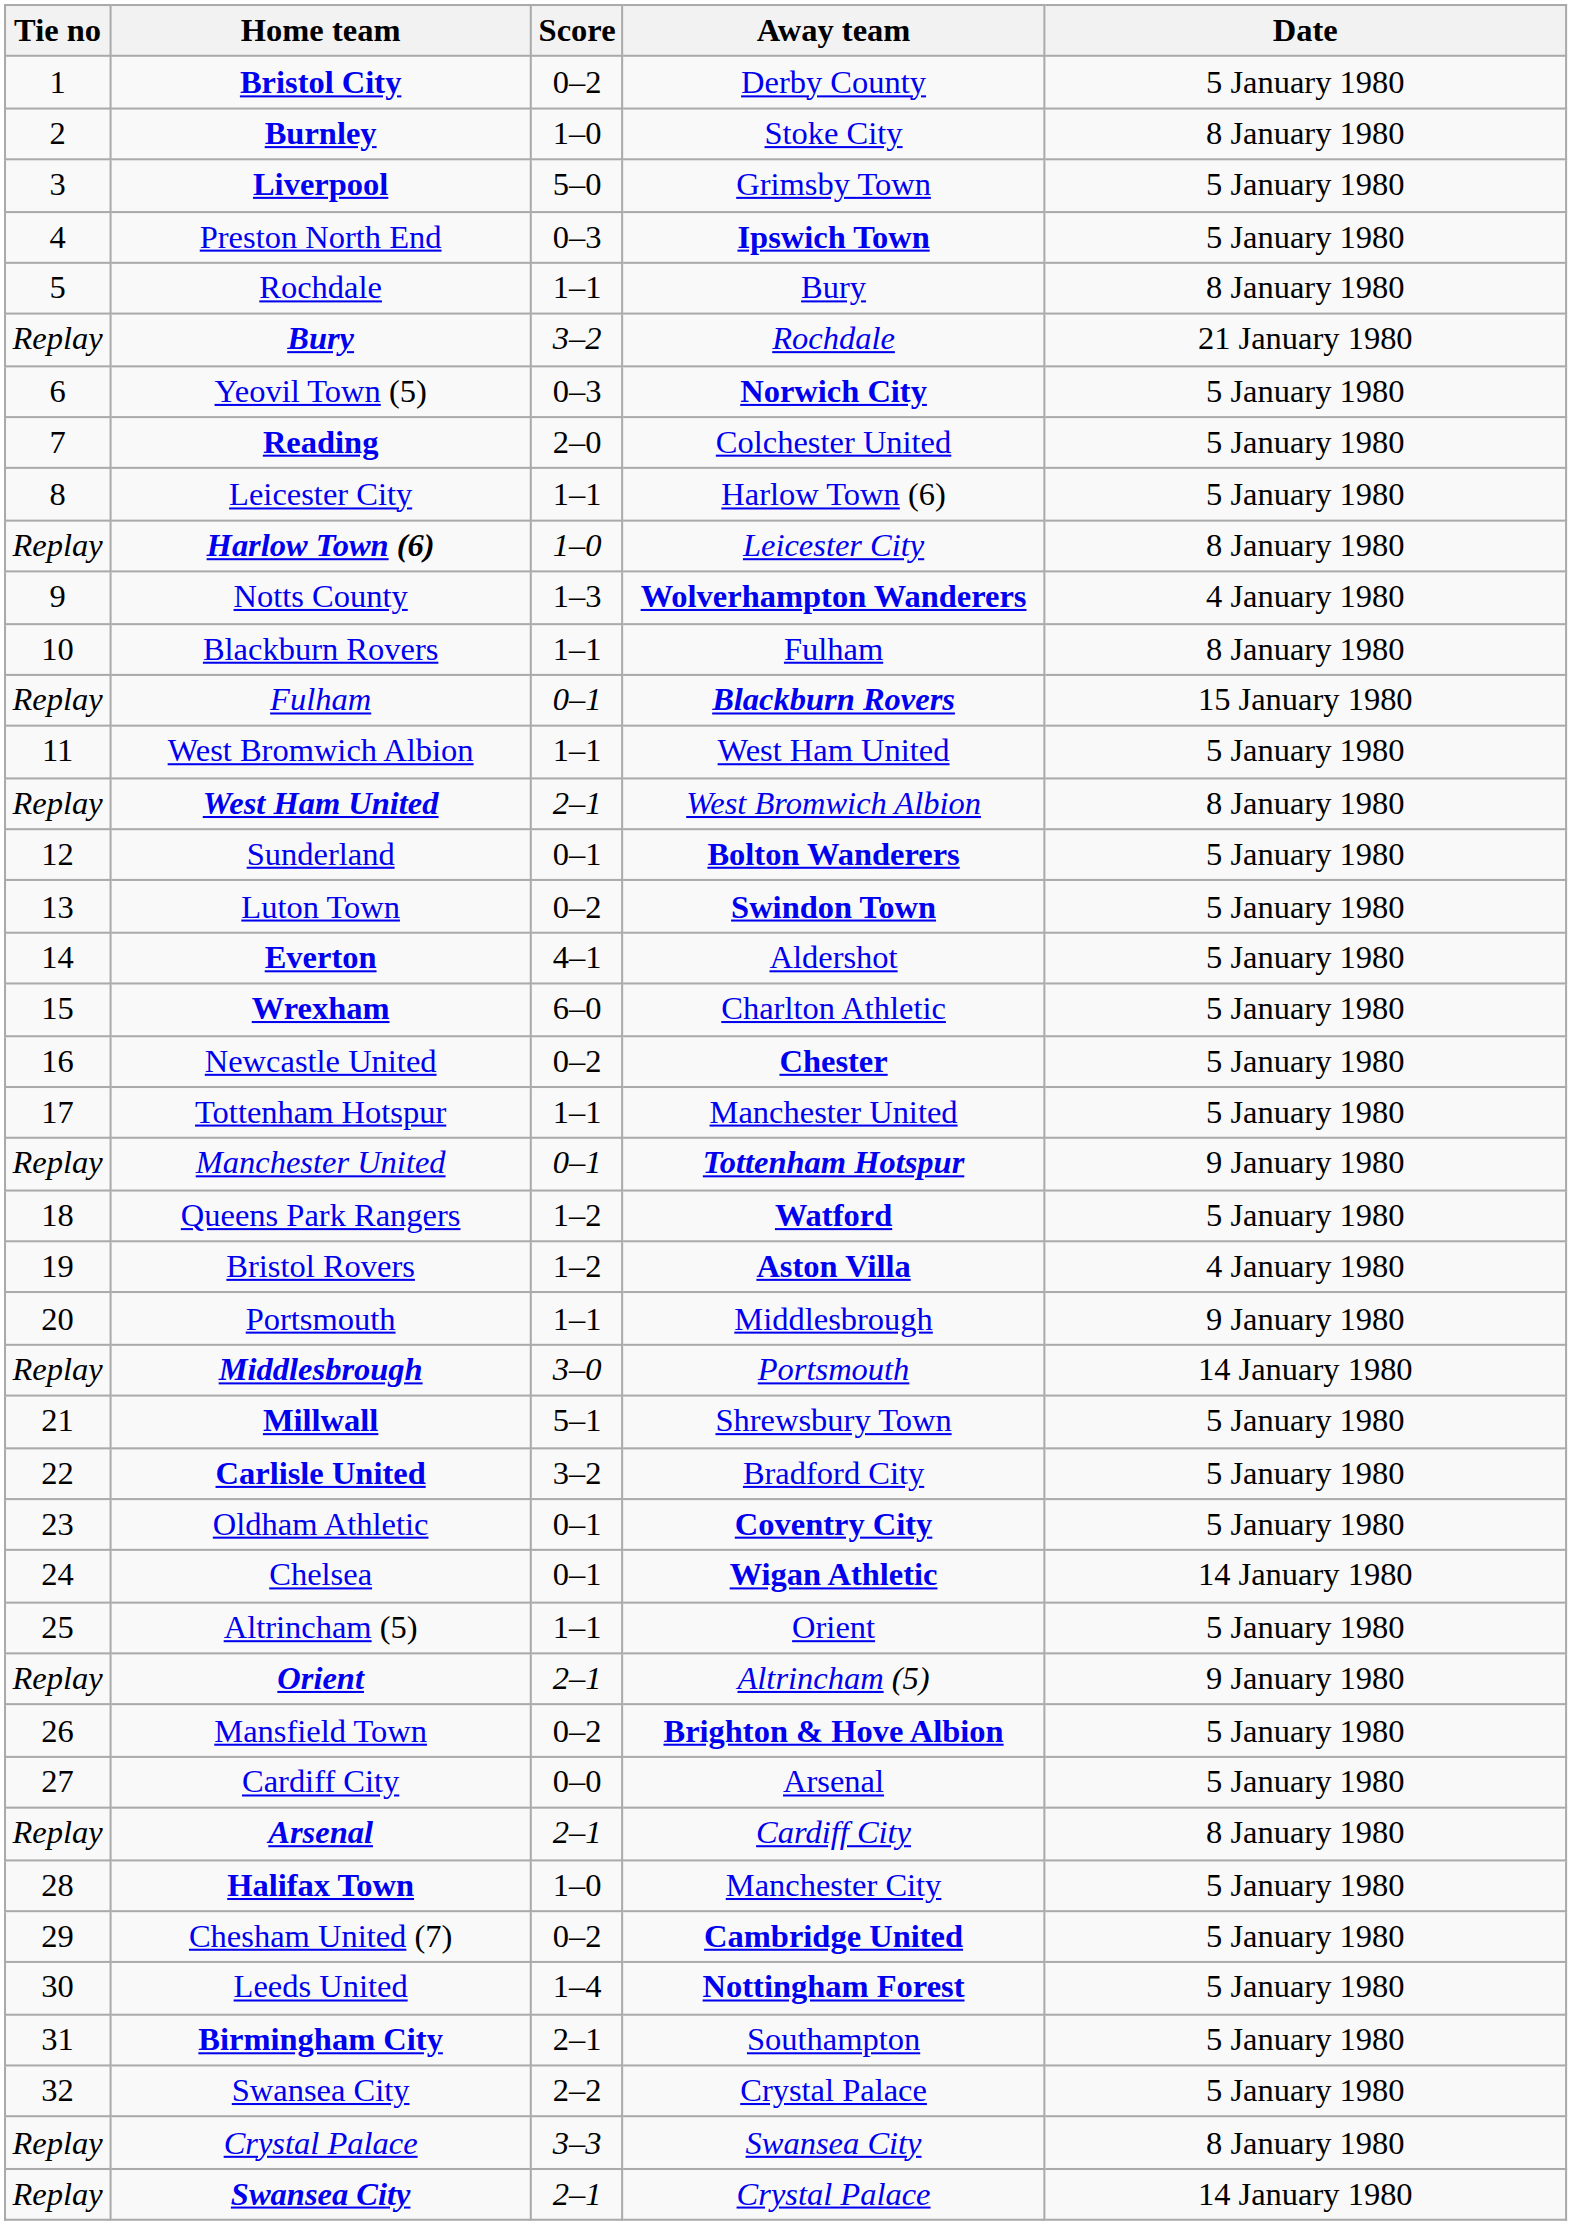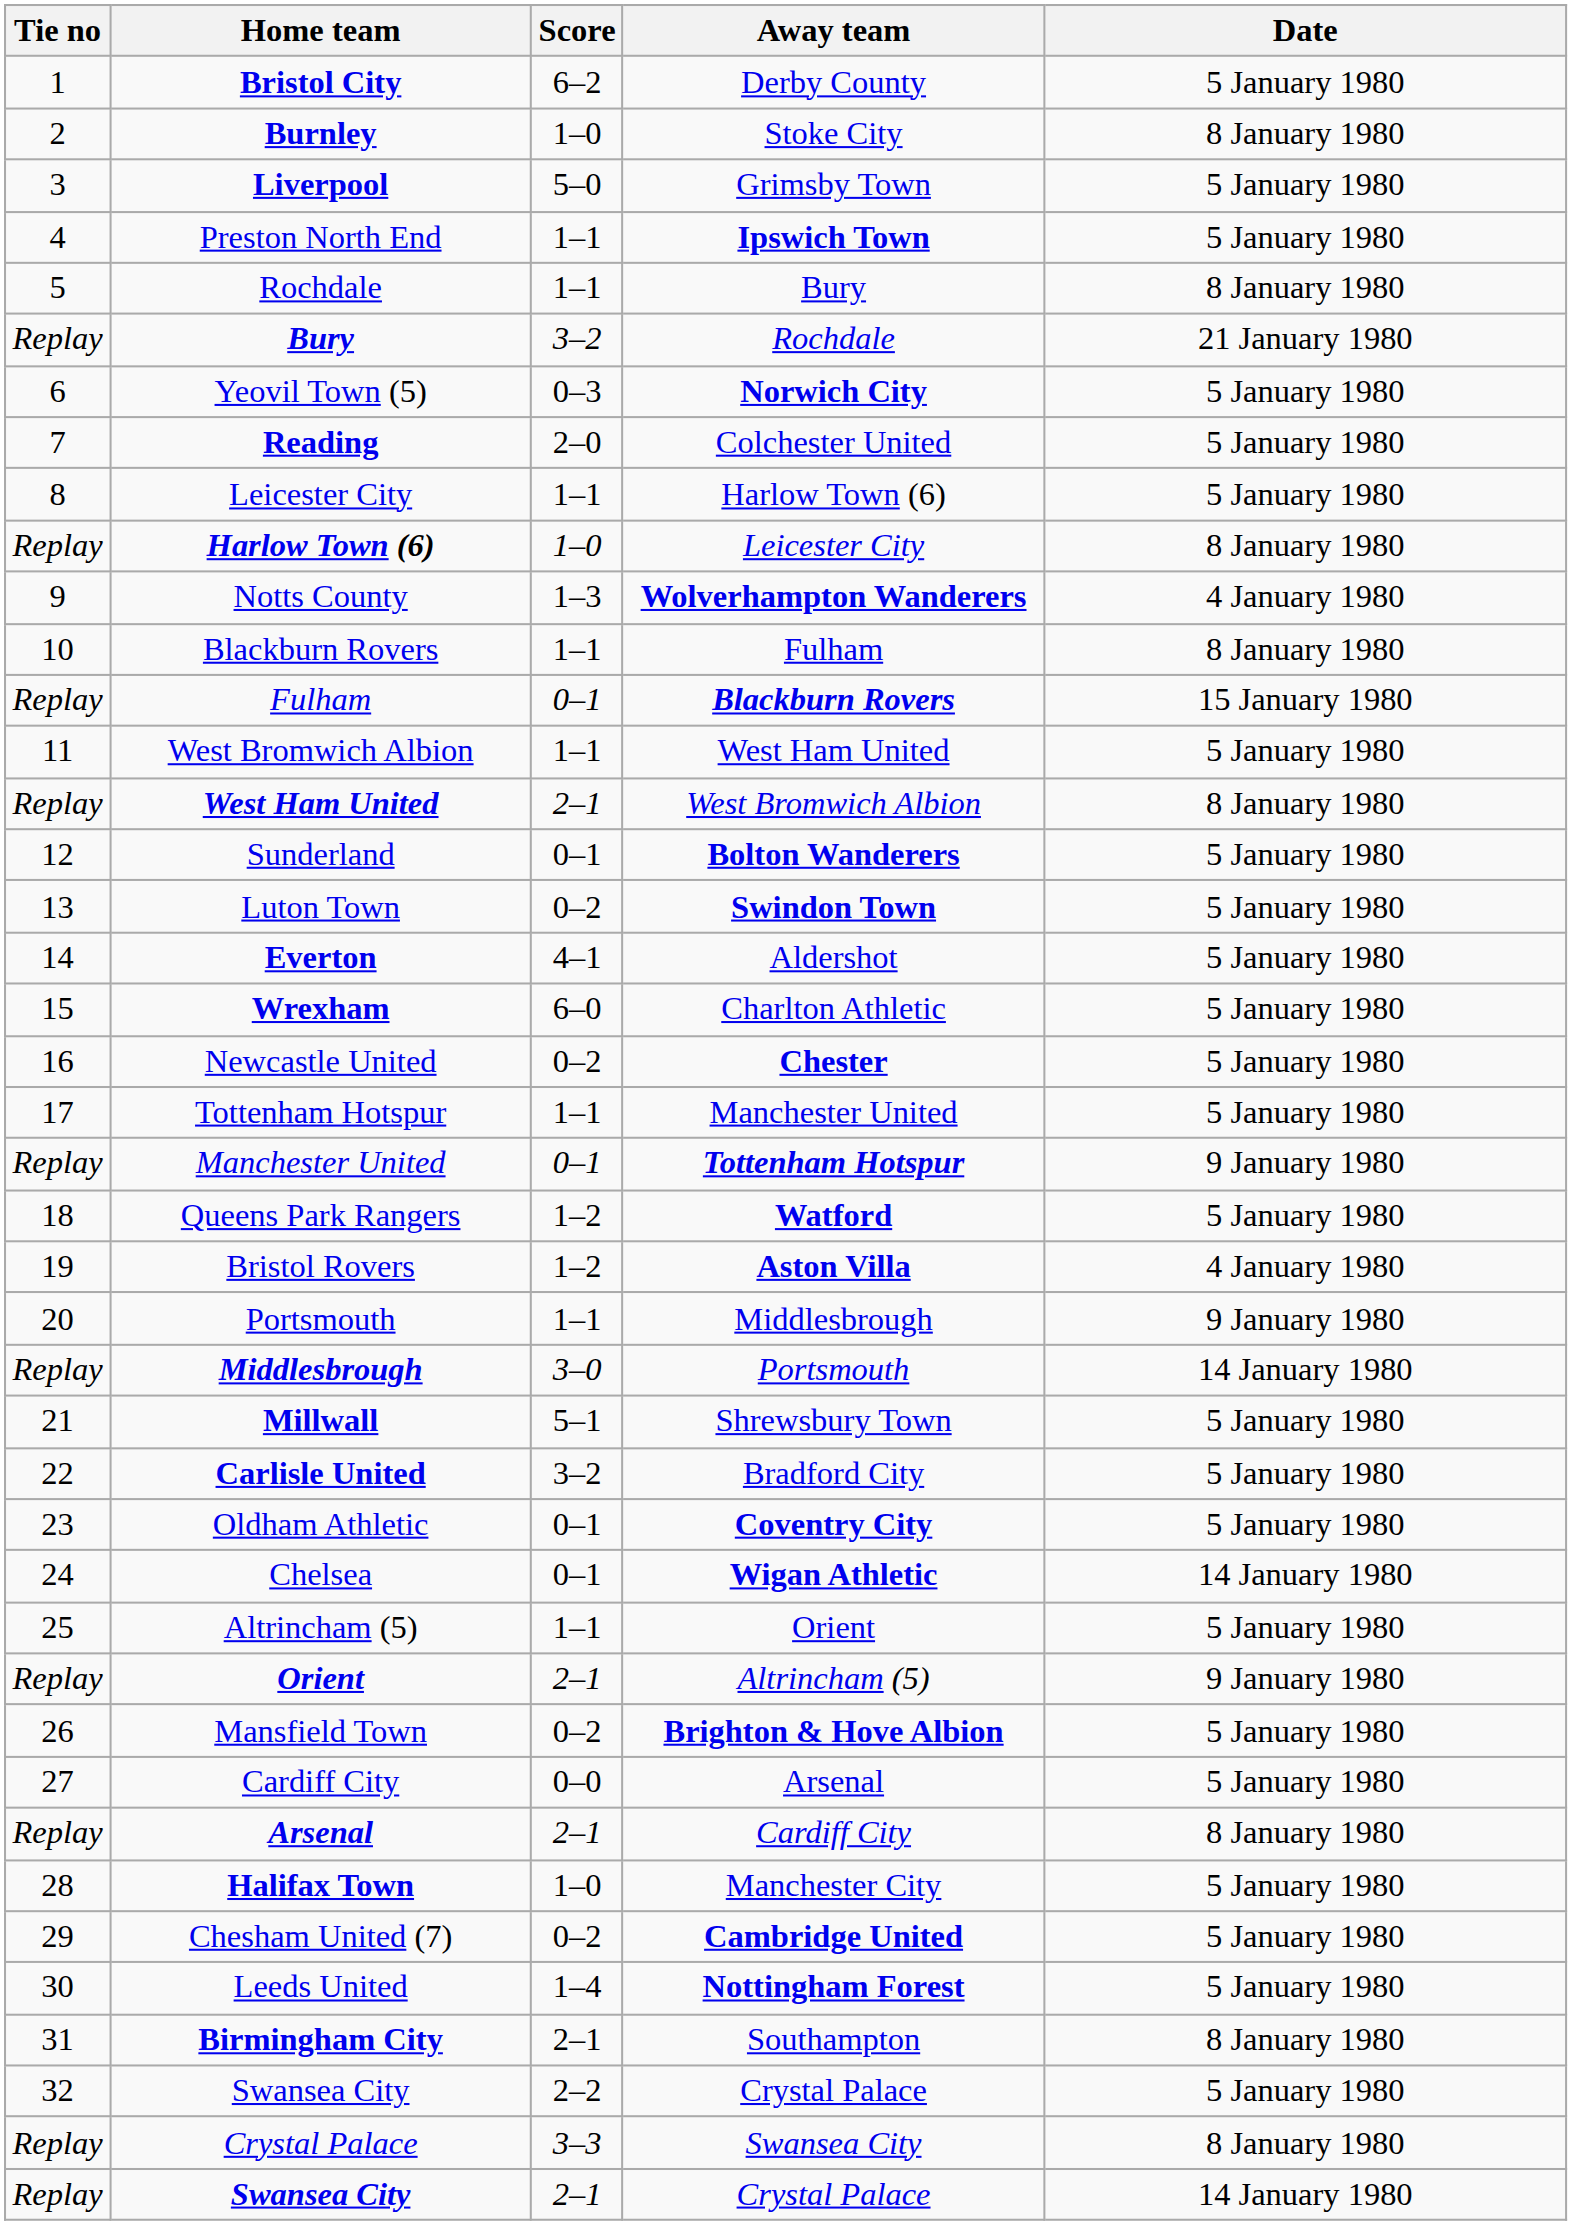(577, 81) 0–2 -> (577, 81) 6–2
(577, 236) 0–3 -> (577, 236) 1–1
(1305, 2039) 5 January 1980 -> (1305, 2039) 8 January 1980
